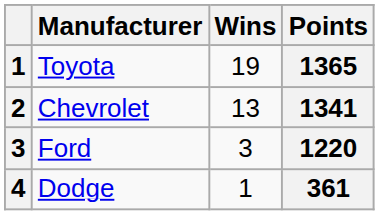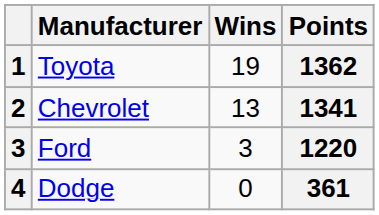(328, 66) 1365 -> (328, 66) 1362
(245, 189) 1 -> (245, 189) 0
